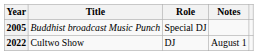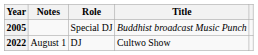columns swapped: (95, 12) <-> (229, 12)
